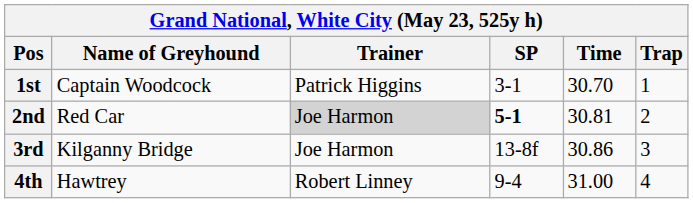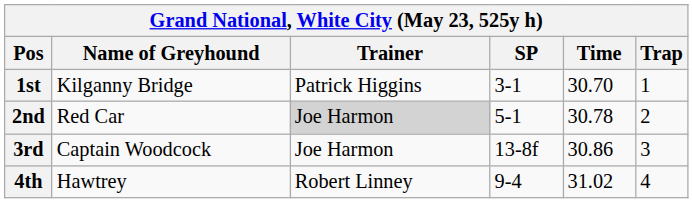(134, 85) Captain Woodcock -> (125, 85) Kilganny Bridge
(508, 117) bold -> (508, 117) normal
(590, 117) 30.81 -> (590, 117) 30.78
(125, 149) Kilganny Bridge -> (134, 149) Captain Woodcock
(590, 181) 31.00 -> (590, 181) 31.02
